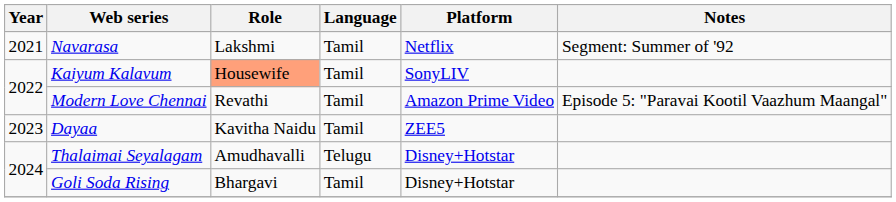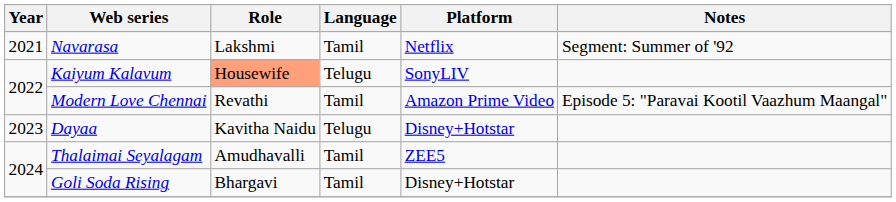(344, 73) Tamil -> (348, 73) Telugu
(344, 127) Tamil -> (348, 127) Telugu
(425, 127) ZEE5 -> (459, 127) Disney+Hotstar
(348, 155) Telugu -> (344, 155) Tamil
(459, 155) Disney+Hotstar -> (425, 155) ZEE5
